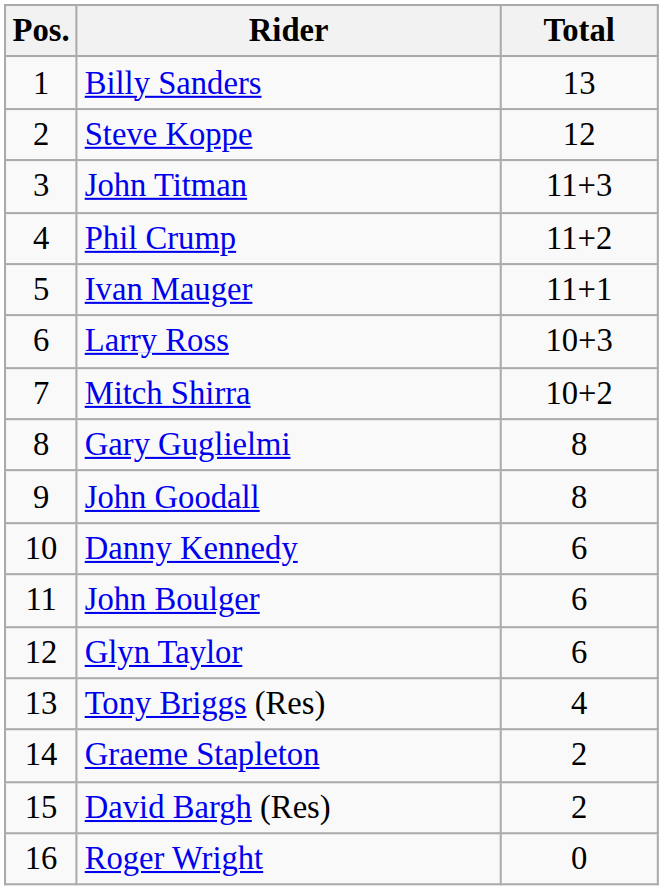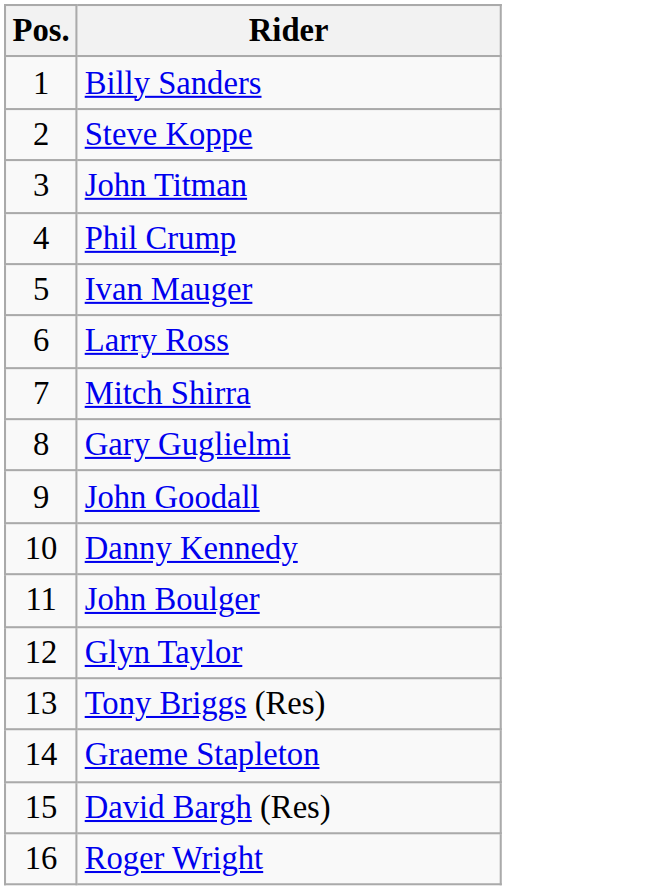- column: (579, 30)
